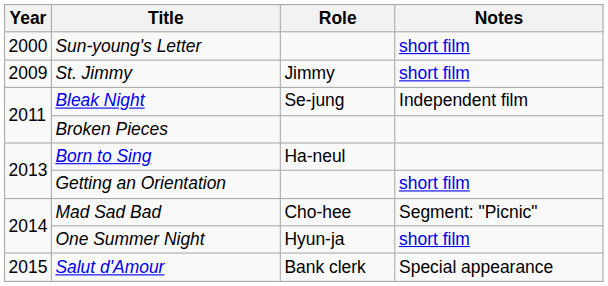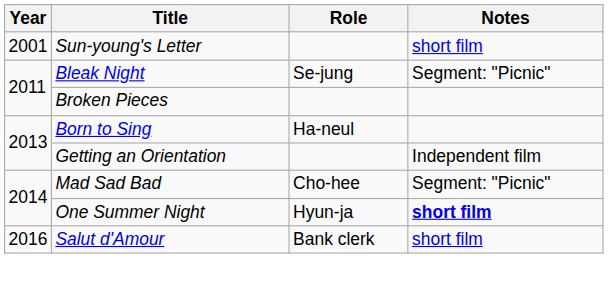(28, 45) 2000 -> (28, 45) 2001
- row: (94, 73)
(464, 101) Independent film -> (481, 73) Segment: "Picnic"
(434, 184) short film -> (477, 156) Independent film
(434, 239) normal -> (452, 211) bold
(28, 267) 2015 -> (28, 239) 2016
(476, 267) Special appearance -> (447, 239) short film
